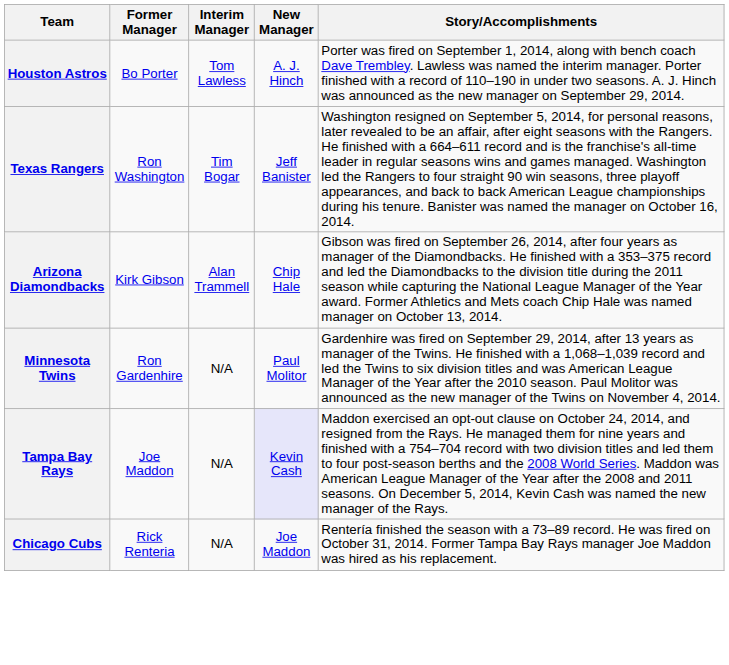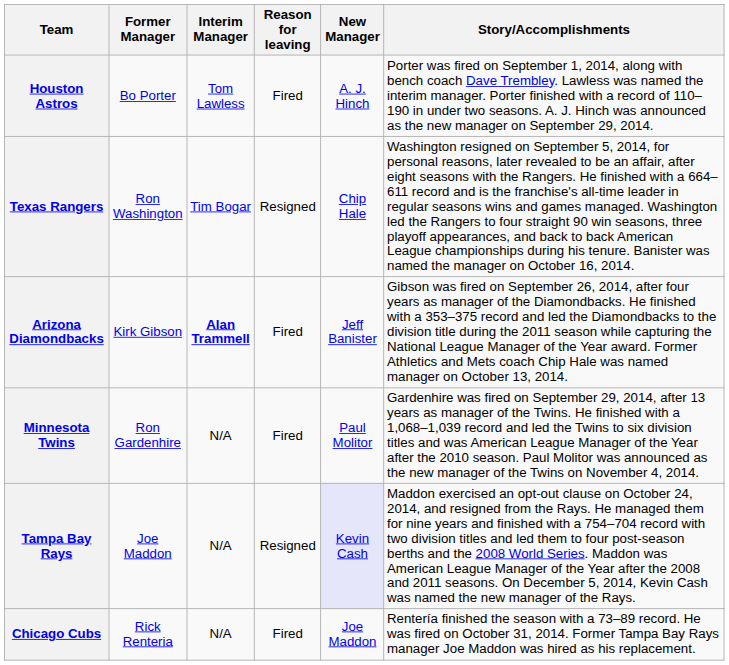+ column: (288, 29)
(286, 169) Jeff Banister -> (352, 206) Chip Hale
(222, 279) normal -> (221, 332) bold
(286, 279) Chip Hale -> (352, 332) Jeff Banister
